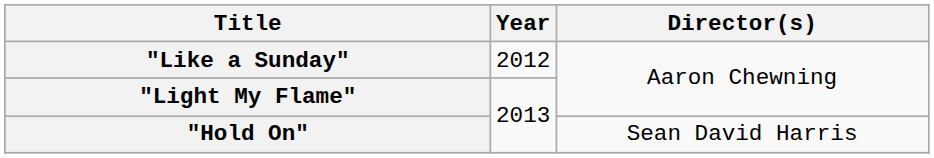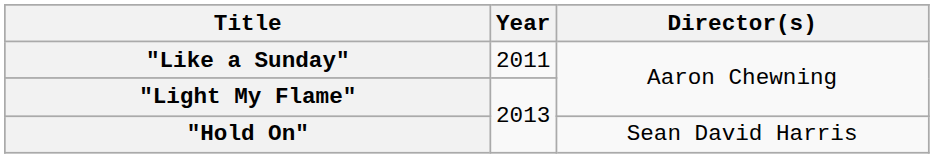(523, 60) 2012 -> (523, 60) 2011
